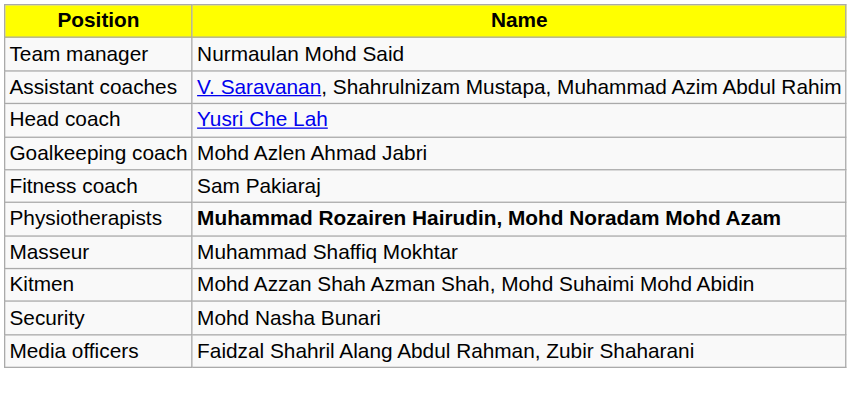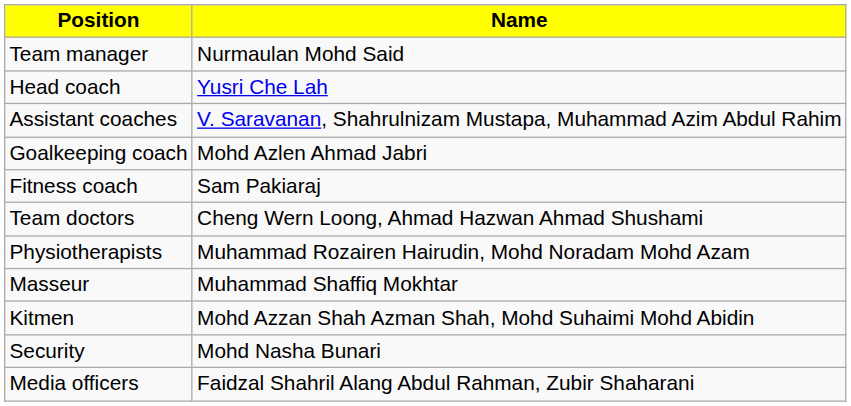rows swapped: (65, 119) <-> (93, 86)
+ row: (72, 218)
(489, 218) bold -> (473, 251) normal
